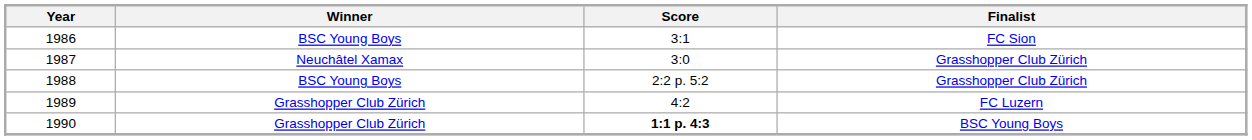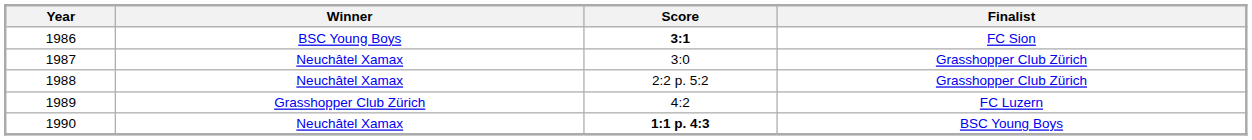(680, 38) normal -> (680, 38) bold
(350, 81) BSC Young Boys -> (350, 81) Neuchâtel Xamax
(350, 123) Grasshopper Club Zürich -> (350, 123) Neuchâtel Xamax
